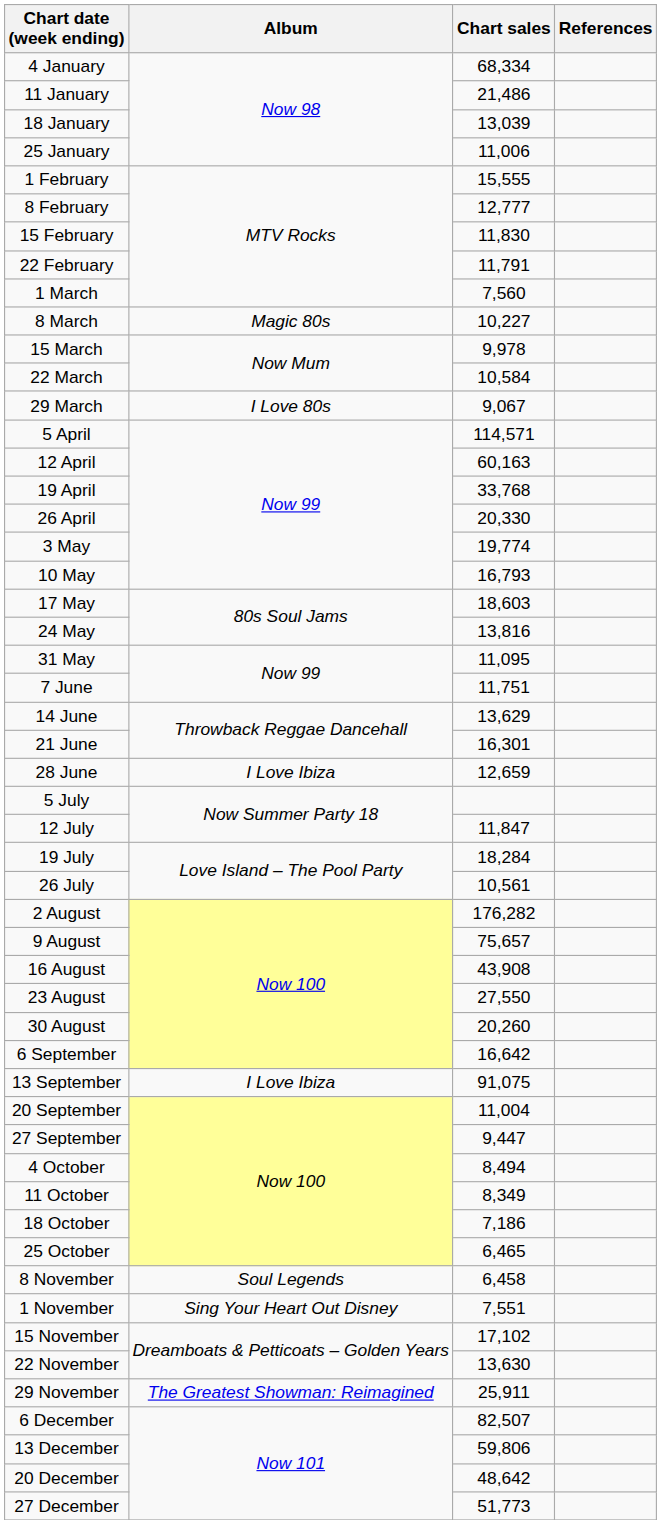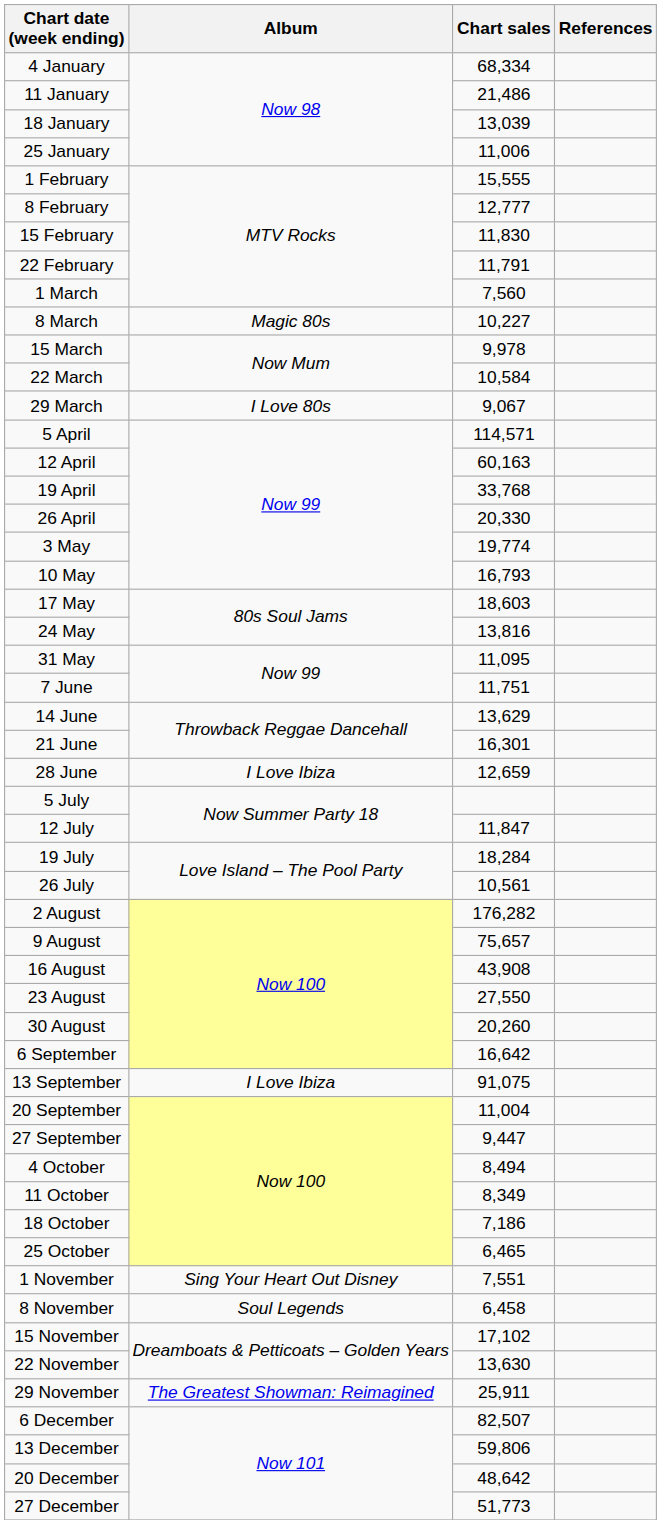rows swapped: (67, 1307) <-> (67, 1279)
